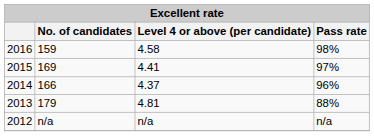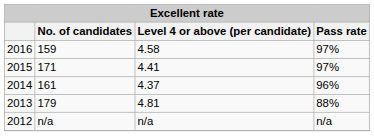(328, 49) 98% -> (328, 49) 97%
(47, 67) 169 -> (47, 67) 171
(47, 85) 166 -> (47, 85) 161
